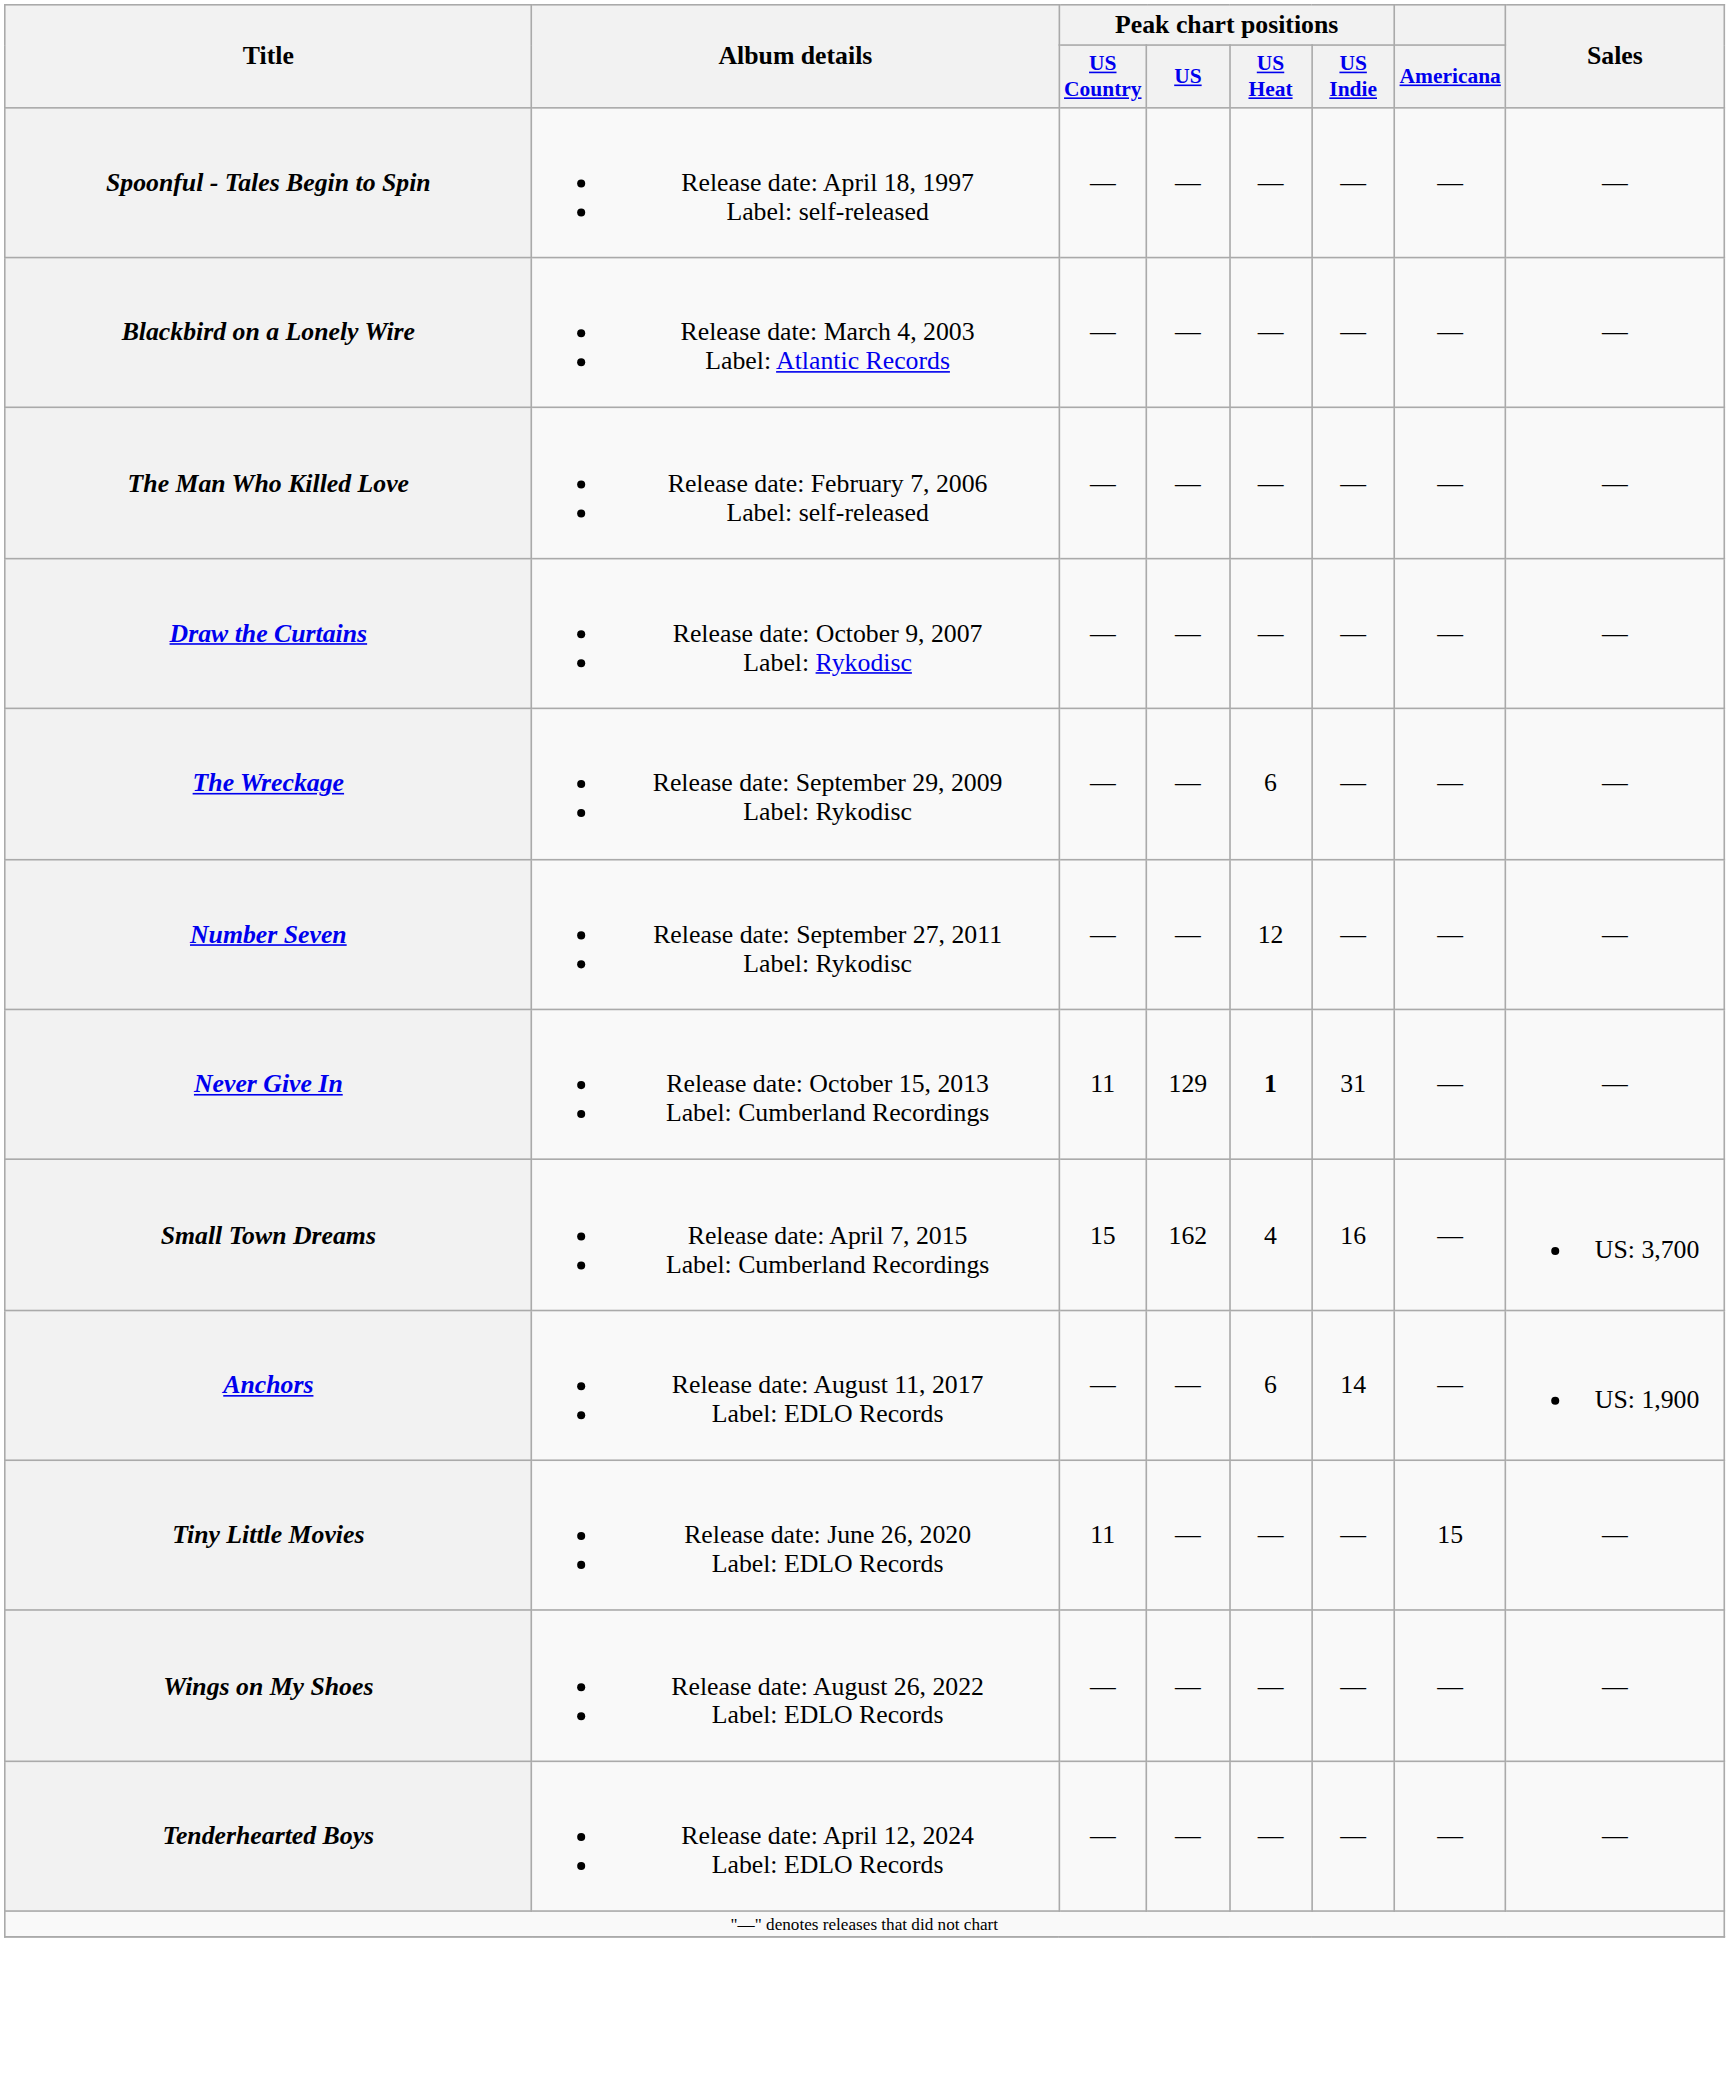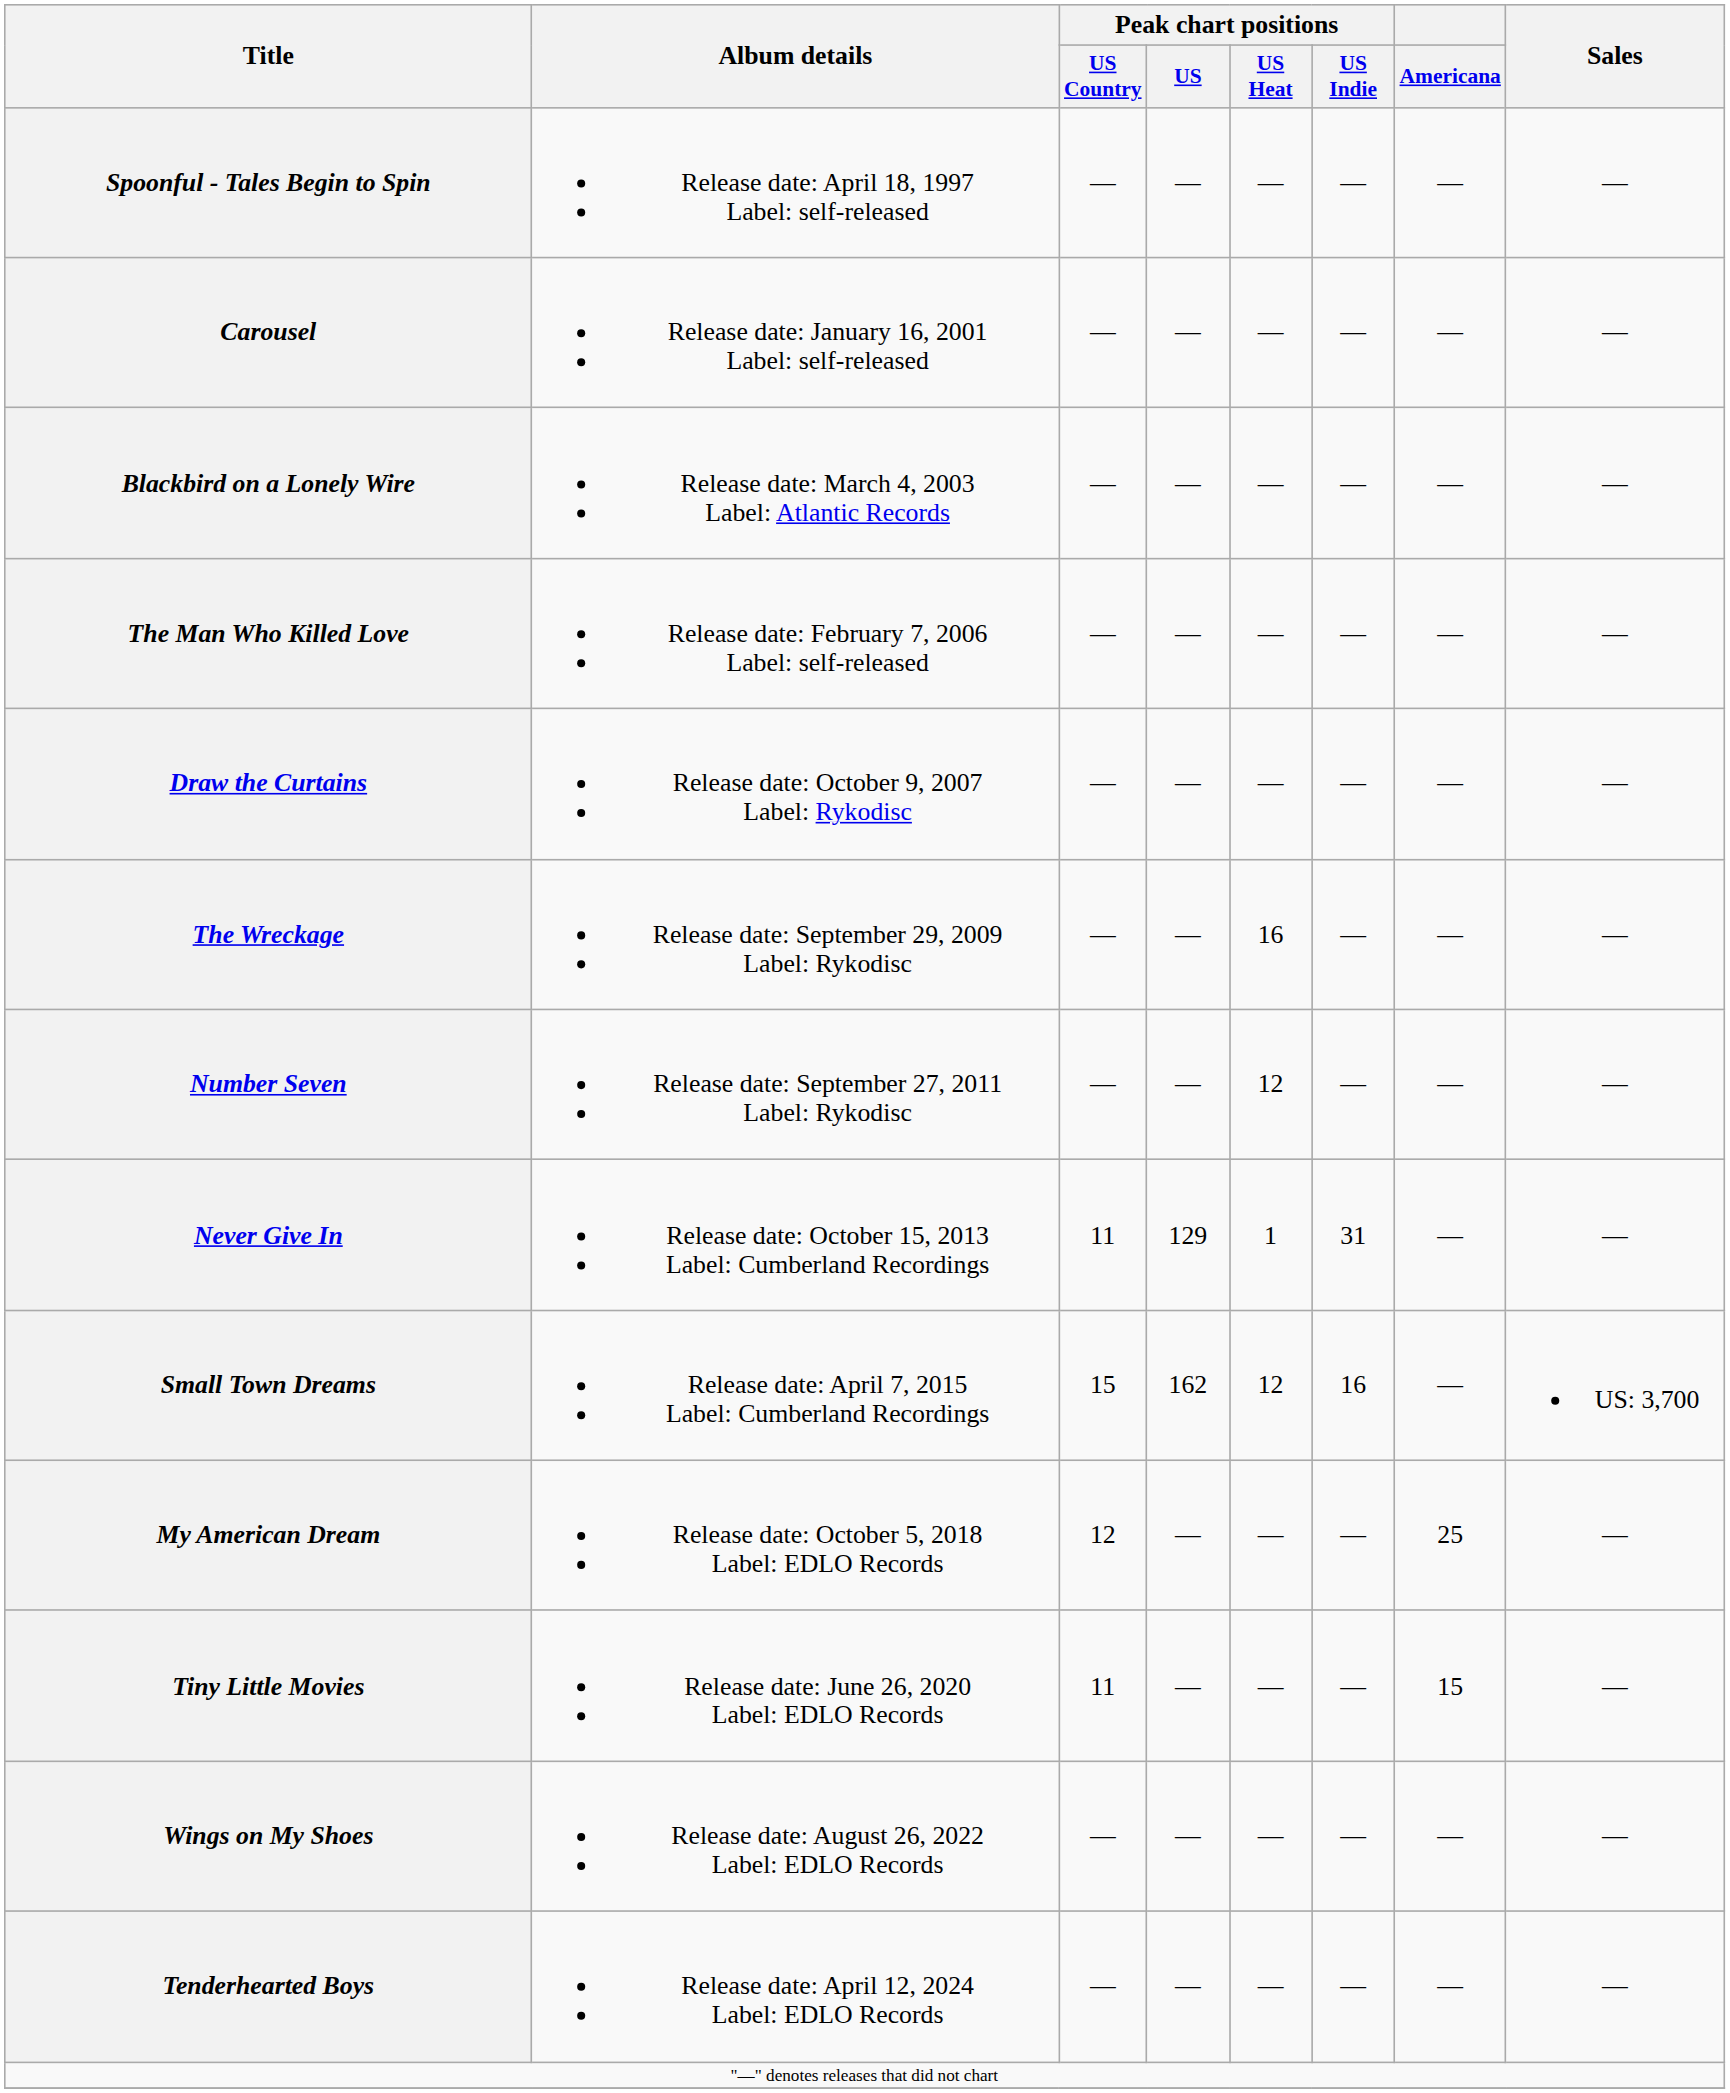+ row: (268, 332)
(1271, 783) 6 -> (1271, 933) 16
(1271, 1084) bold -> (1271, 1234) normal
(1271, 1234) 4 -> (1271, 1384) 12
- row: (268, 1384)
+ row: (268, 1535)
